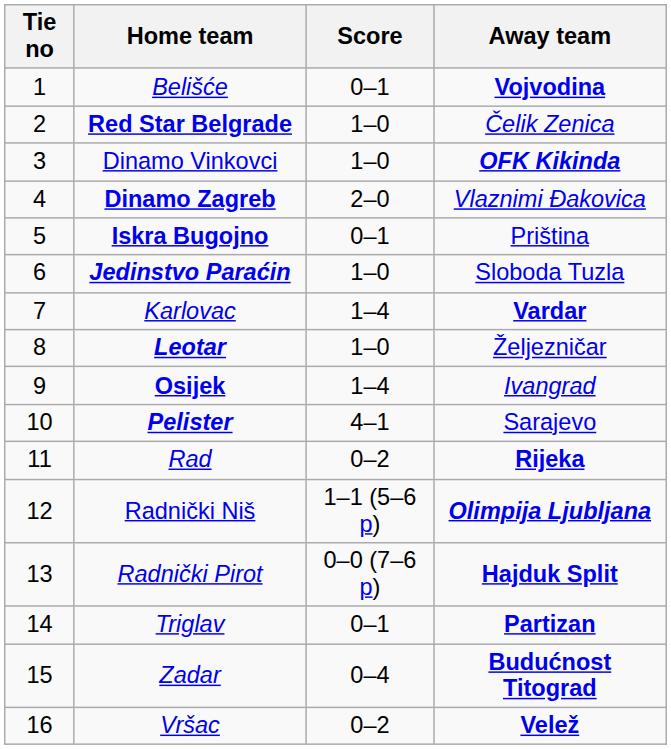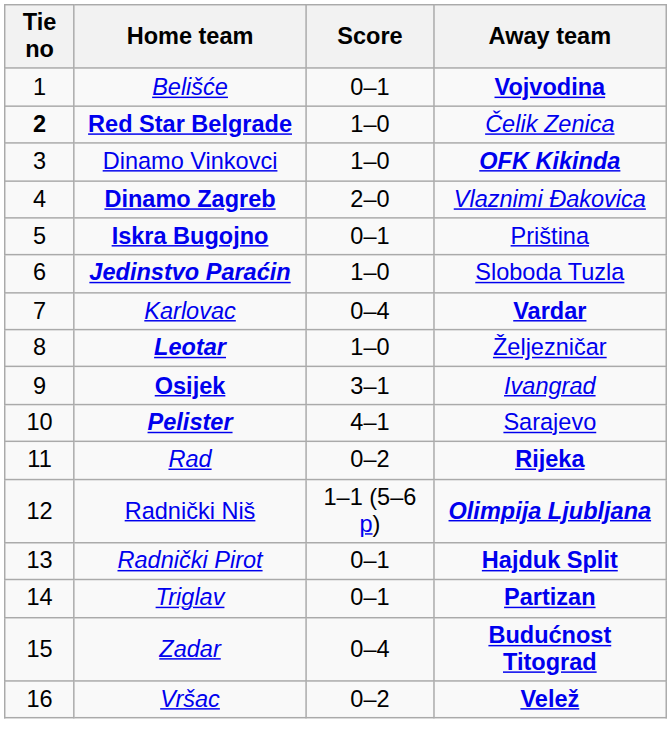(40, 124) normal -> (40, 124) bold
(370, 310) 1–4 -> (370, 310) 0–4
(370, 385) 1–4 -> (370, 385) 3–1
(370, 574) 0–0 (7–6 p) -> (370, 560) 0–1
